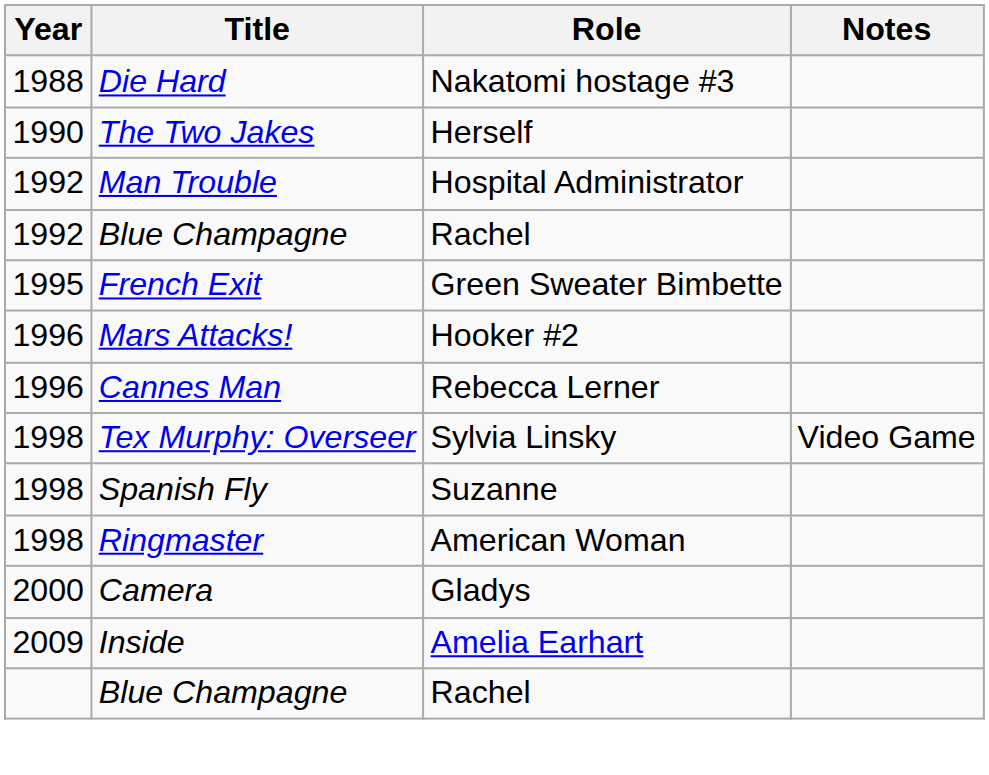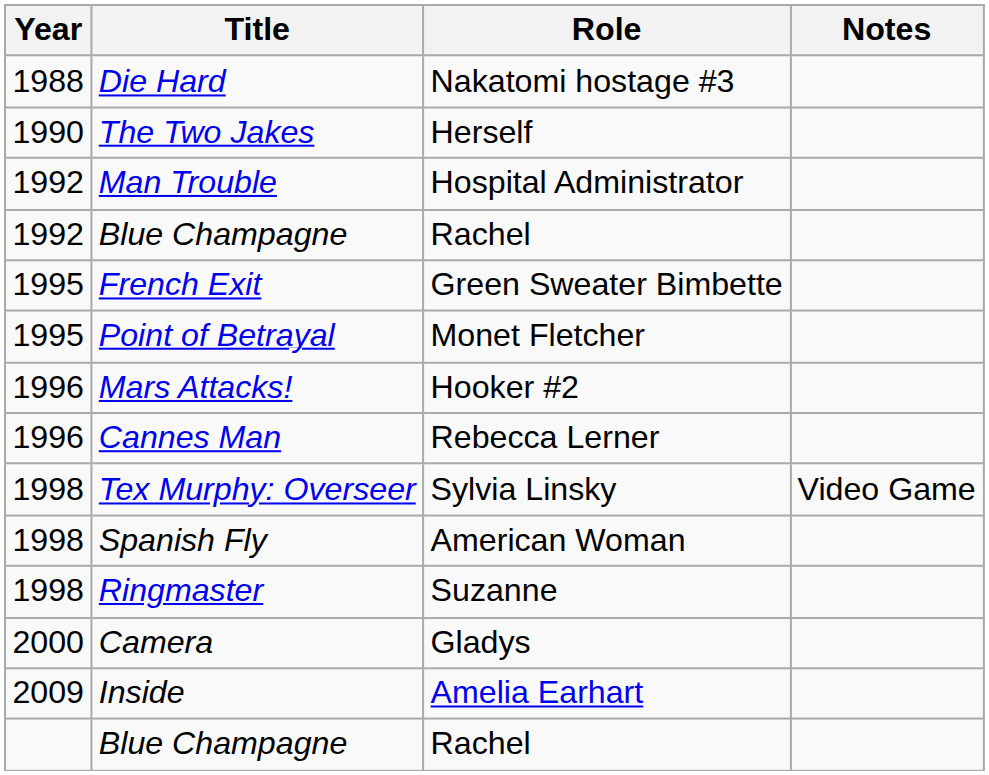+ row: (48, 336)
(494, 489) Suzanne -> (558, 540) American Woman
(558, 540) American Woman -> (494, 591) Suzanne
